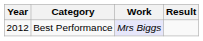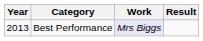(18, 28) 2012 -> (18, 28) 2013
